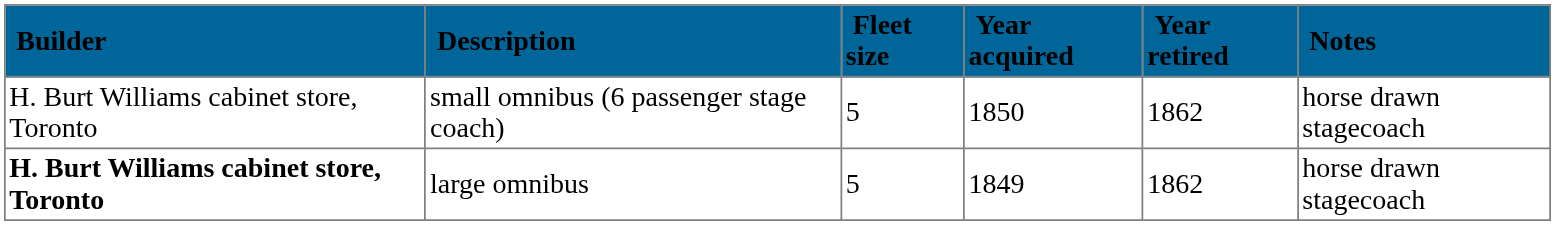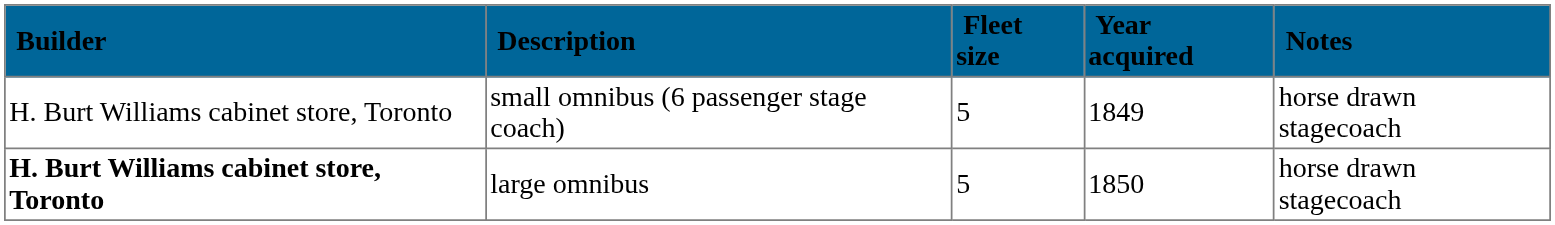- column: (1192, 40)
(996, 112) 1850 -> (1116, 112) 1849
(996, 183) 1849 -> (1116, 183) 1850
